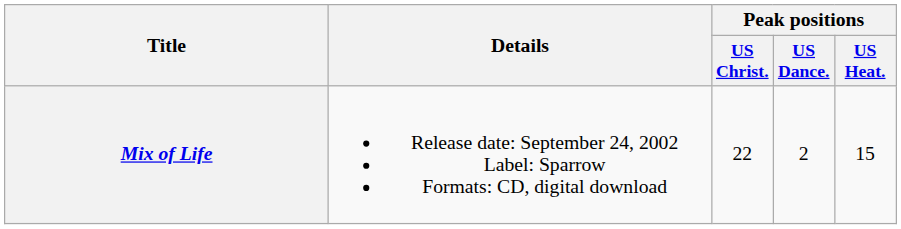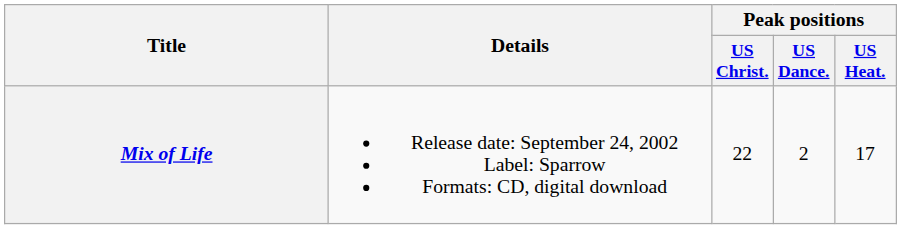(865, 154) 15 -> (865, 154) 17
